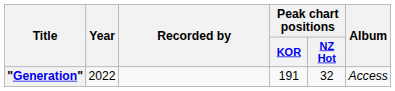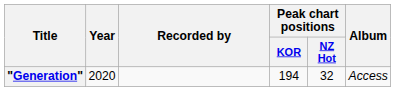(102, 76) 2022 -> (102, 76) 2020
(289, 76) 191 -> (289, 76) 194
